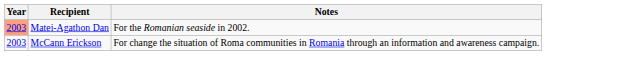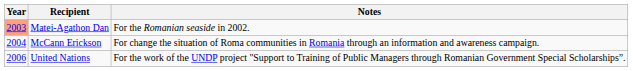(16, 43) 2003 -> (16, 43) 2004
+ row: (60, 58)
